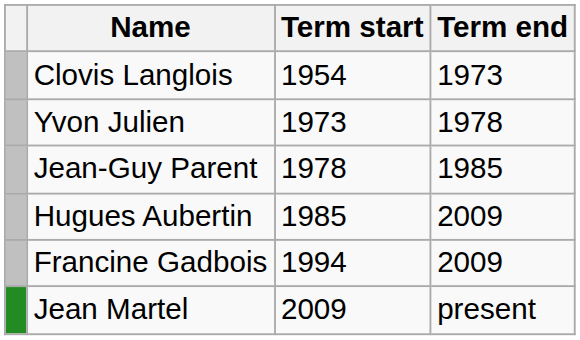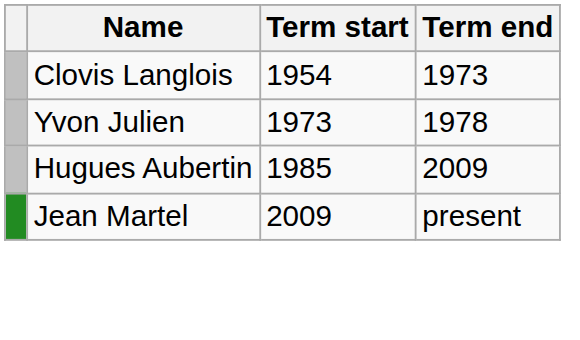- row: (146, 168)
- row: (150, 262)
